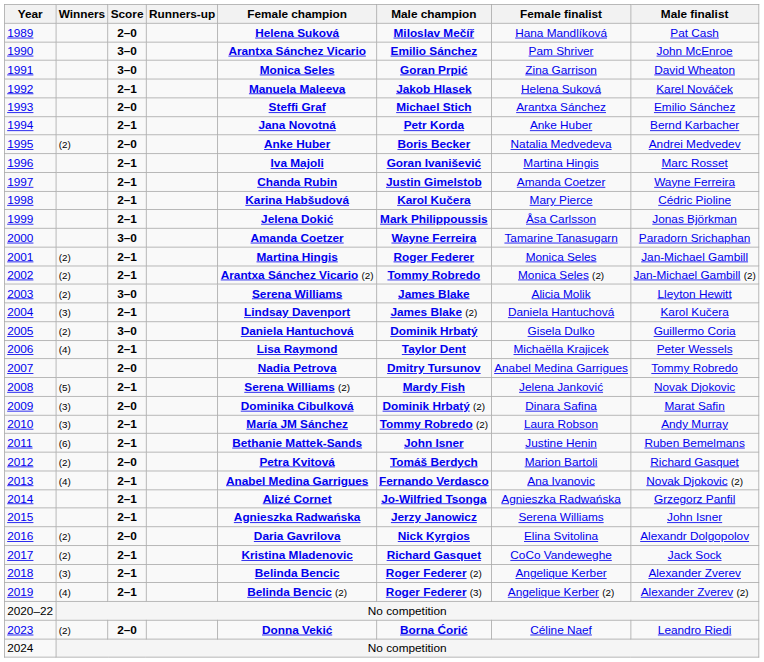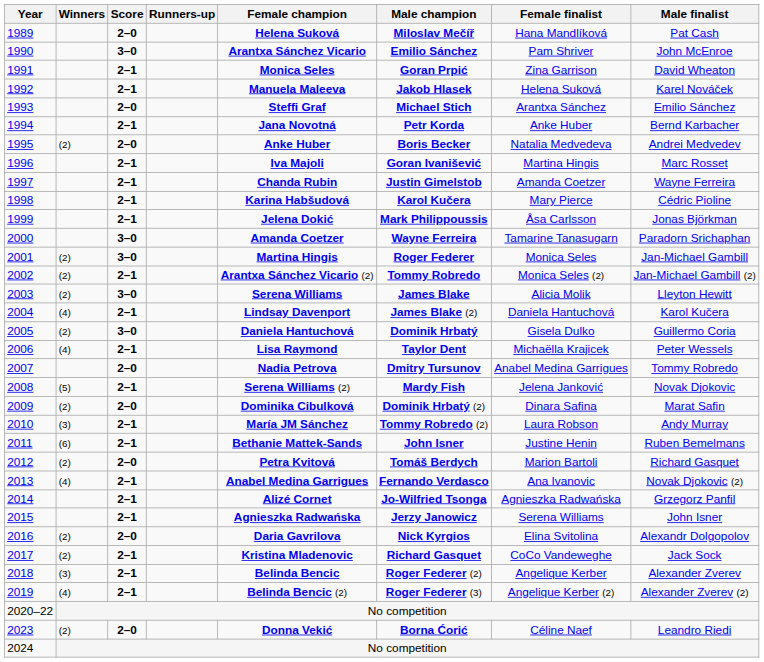(127, 70) 3–0 -> (127, 70) 2–1
(127, 257) 2–1 -> (127, 257) 3–0
(65, 313) (3) -> (65, 313) (4)
(65, 407) (3) -> (65, 407) (2)
